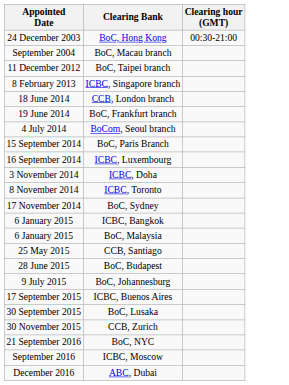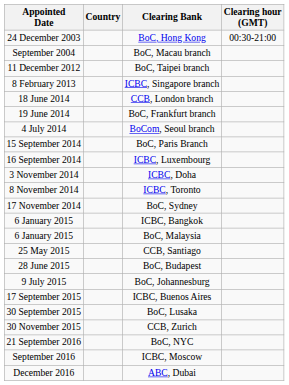+ column: (103, 17)
